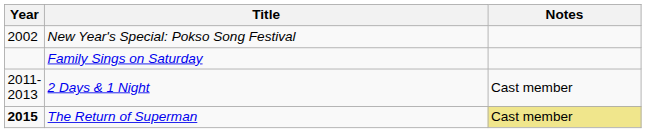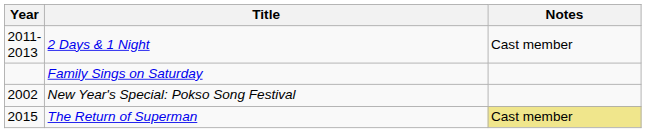rows swapped: (172, 36) <-> (99, 87)
(23, 116) bold -> (23, 116) normal
